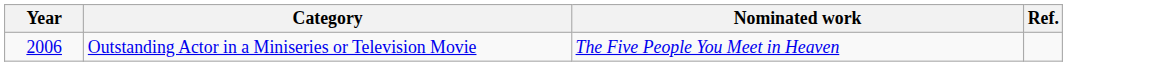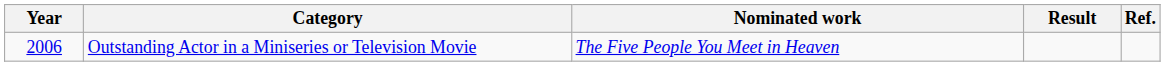+ column: (1072, 18)
